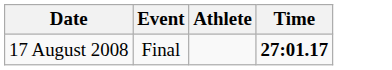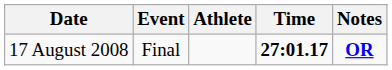+ column: (359, 19)
